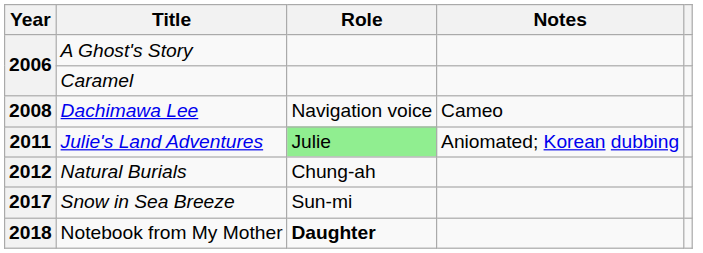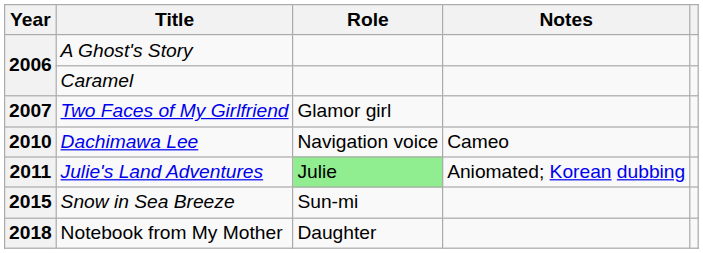+ row: (175, 111)
(30, 111) 2008 -> (30, 141) 2010
- row: (124, 171)
(30, 202) 2017 -> (30, 202) 2015
(334, 232) bold -> (337, 232) normal
